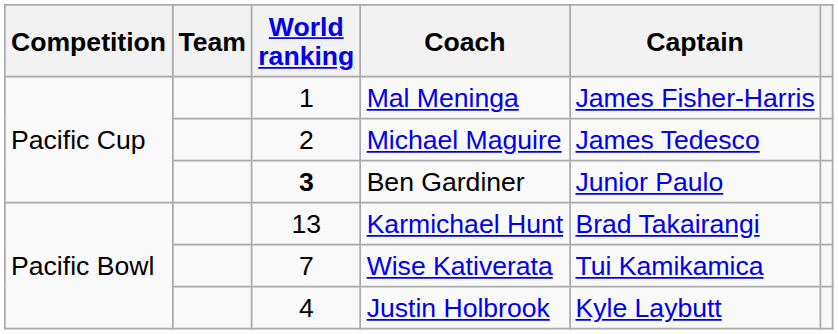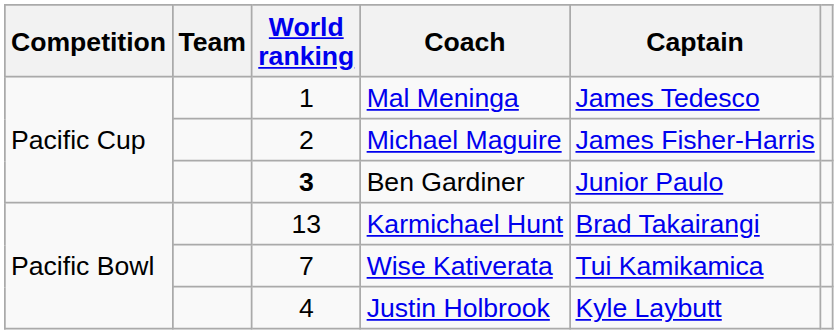(695, 98) James Fisher-Harris -> (668, 98) James Tedesco
(668, 140) James Tedesco -> (695, 140) James Fisher-Harris
